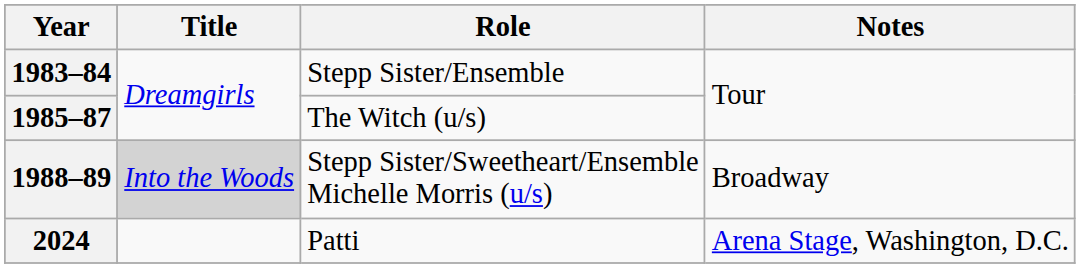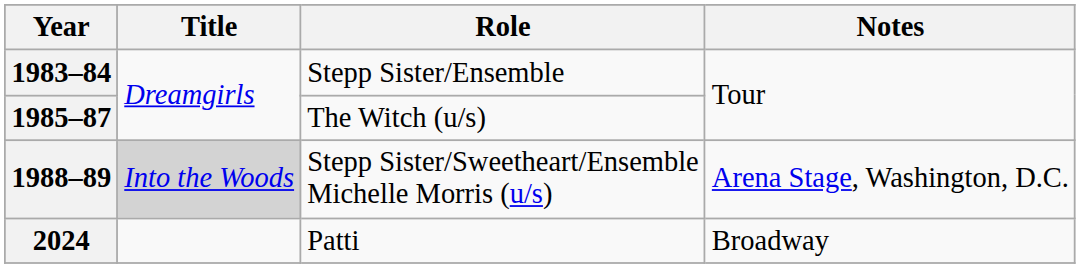(770, 178) Broadway -> (890, 178) Arena Stage, Washington, D.C.
(890, 239) Arena Stage, Washington, D.C. -> (770, 239) Broadway
